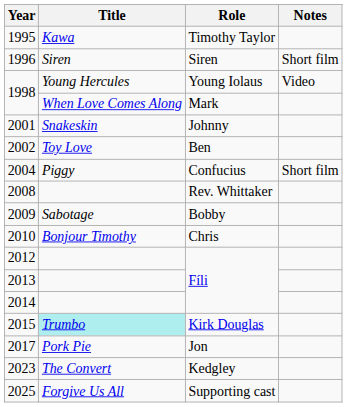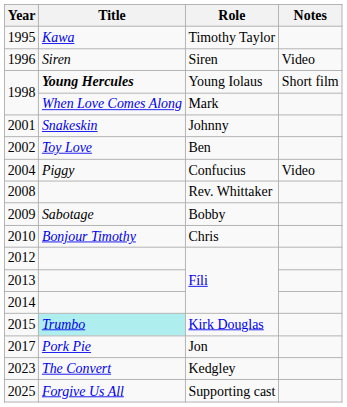(310, 59) Short film -> (298, 59) Video
(86, 81) normal -> (88, 81) bold
(298, 81) Video -> (310, 81) Short film
(310, 170) Short film -> (298, 170) Video
